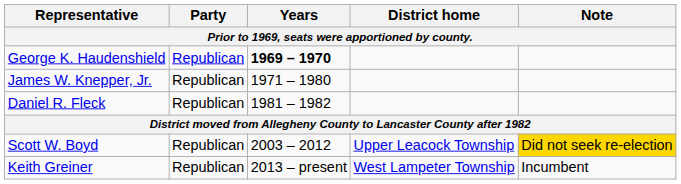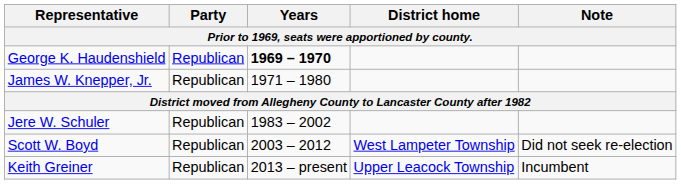- row: (57, 103)
+ row: (59, 122)
(434, 145) Upper Leacock Township -> (434, 145) West Lampeter Township
(597, 145) gold background -> (597, 145) no background
(434, 168) West Lampeter Township -> (434, 168) Upper Leacock Township
